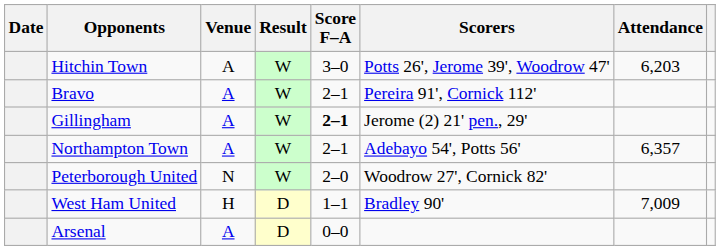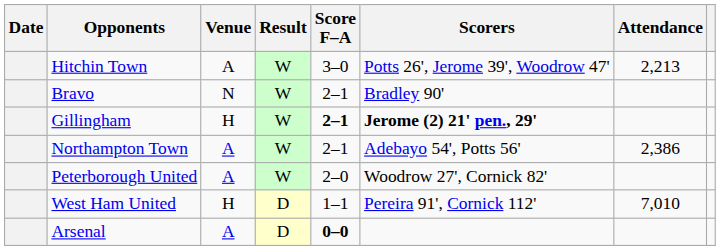(660, 65) 6,203 -> (660, 65) 2,213
(228, 93) A -> (228, 93) N
(450, 93) Pereira 91', Cornick 112' -> (404, 93) Bradley 90'
(228, 120) A -> (228, 120) H
(446, 120) normal -> (451, 120) bold
(660, 148) 6,357 -> (660, 148) 2,386
(228, 176) N -> (228, 176) A
(404, 203) Bradley 90' -> (450, 203) Pereira 91', Cornick 112'
(660, 203) 7,009 -> (660, 203) 7,010
(335, 231) normal -> (335, 231) bold
